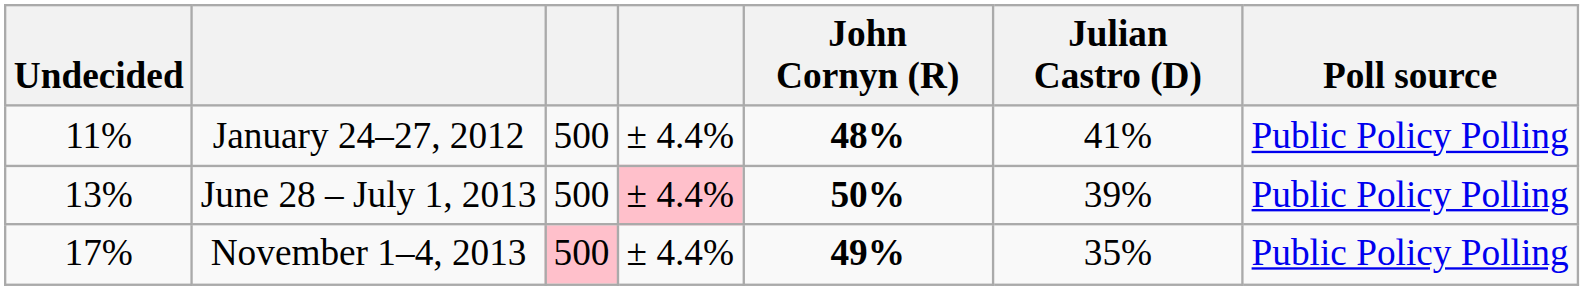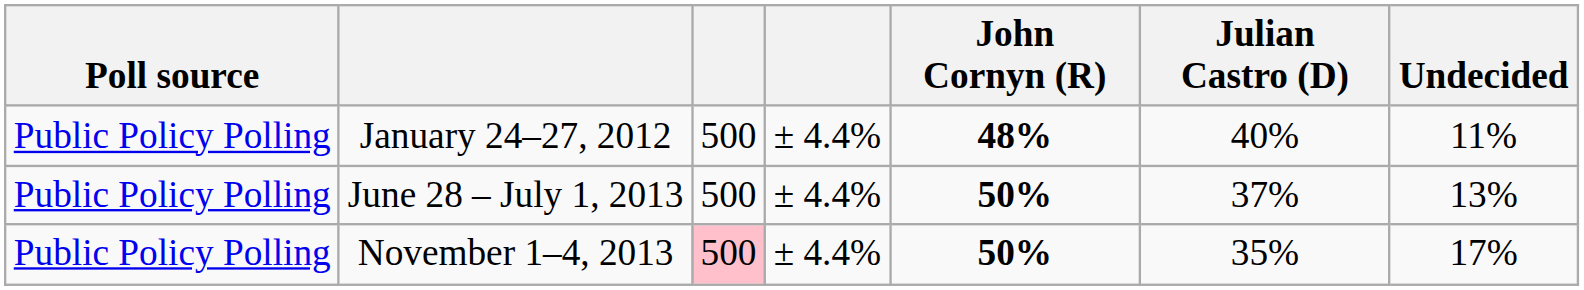columns swapped: (1410, 76) <-> (99, 76)
(1118, 135) 41% -> (1265, 135) 40%
(680, 194) pink background -> (827, 194) no background
(1118, 194) 39% -> (1265, 194) 37%
(868, 253) 49% -> (1015, 253) 50%
